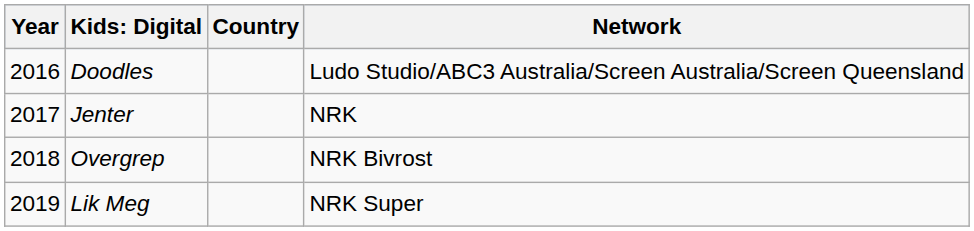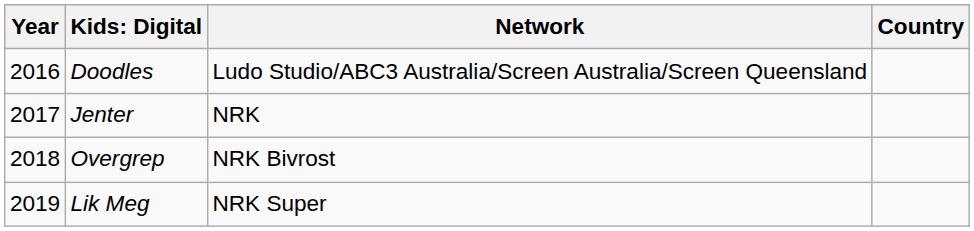columns swapped: (256, 26) <-> (637, 26)
